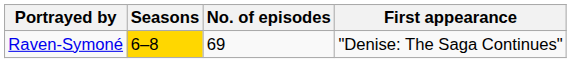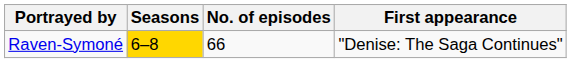(216, 44) 69 -> (216, 44) 66
